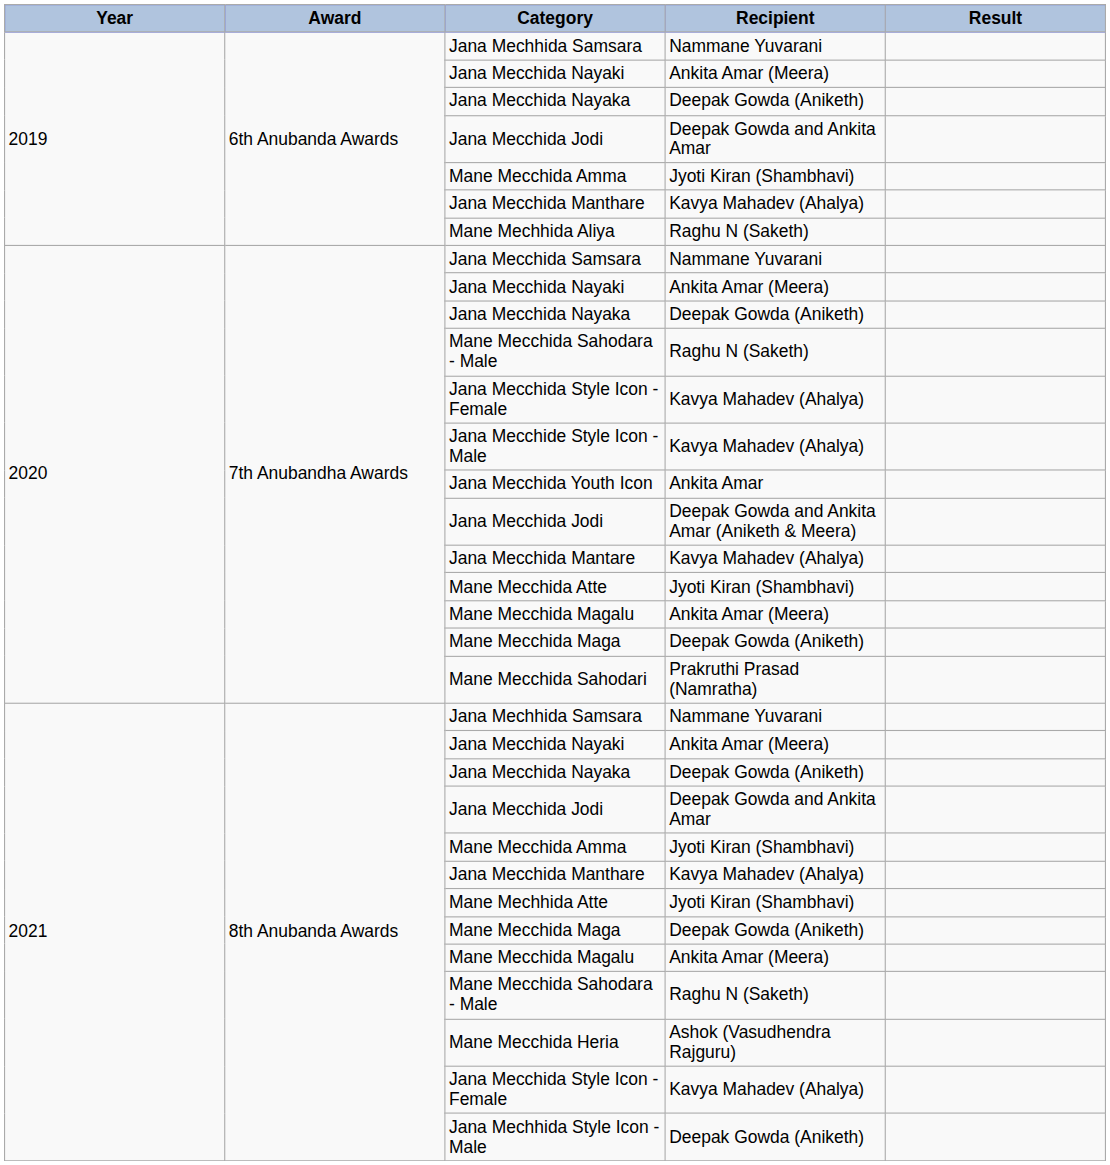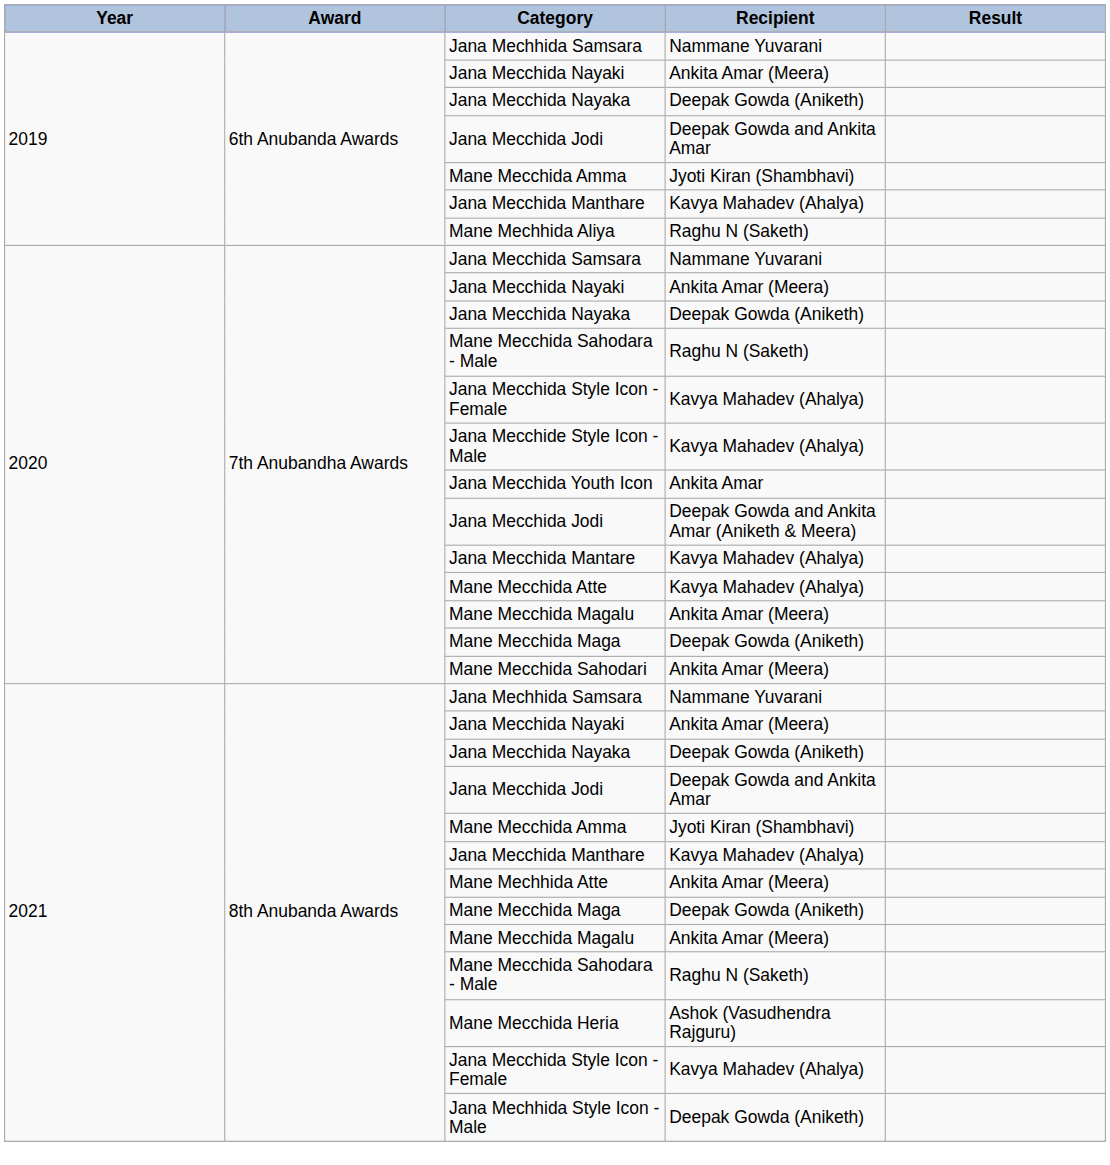(762, 586) Jyoti Kiran (Shambhavi) -> (767, 586) Kavya Mahadev (Ahalya)
(734, 679) Prakruthi Prasad (Namratha) -> (749, 669) Ankita Amar (Meera)
(762, 902) Jyoti Kiran (Shambhavi) -> (749, 882) Ankita Amar (Meera)
